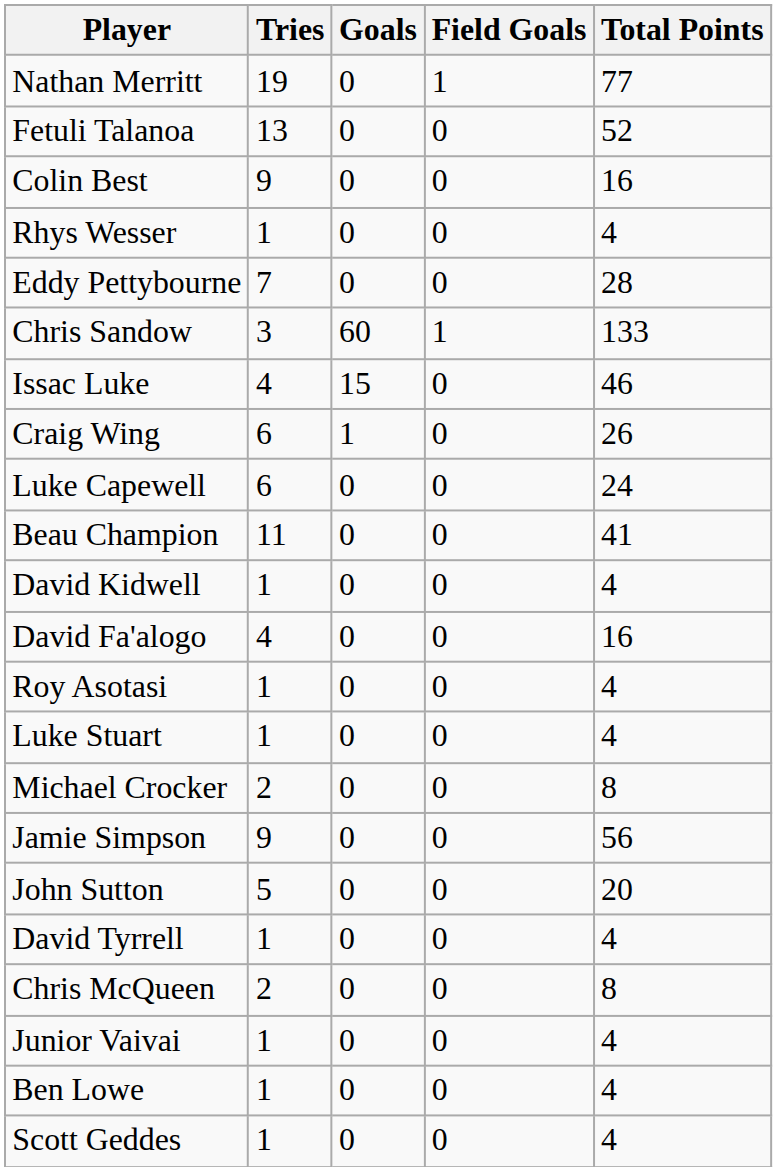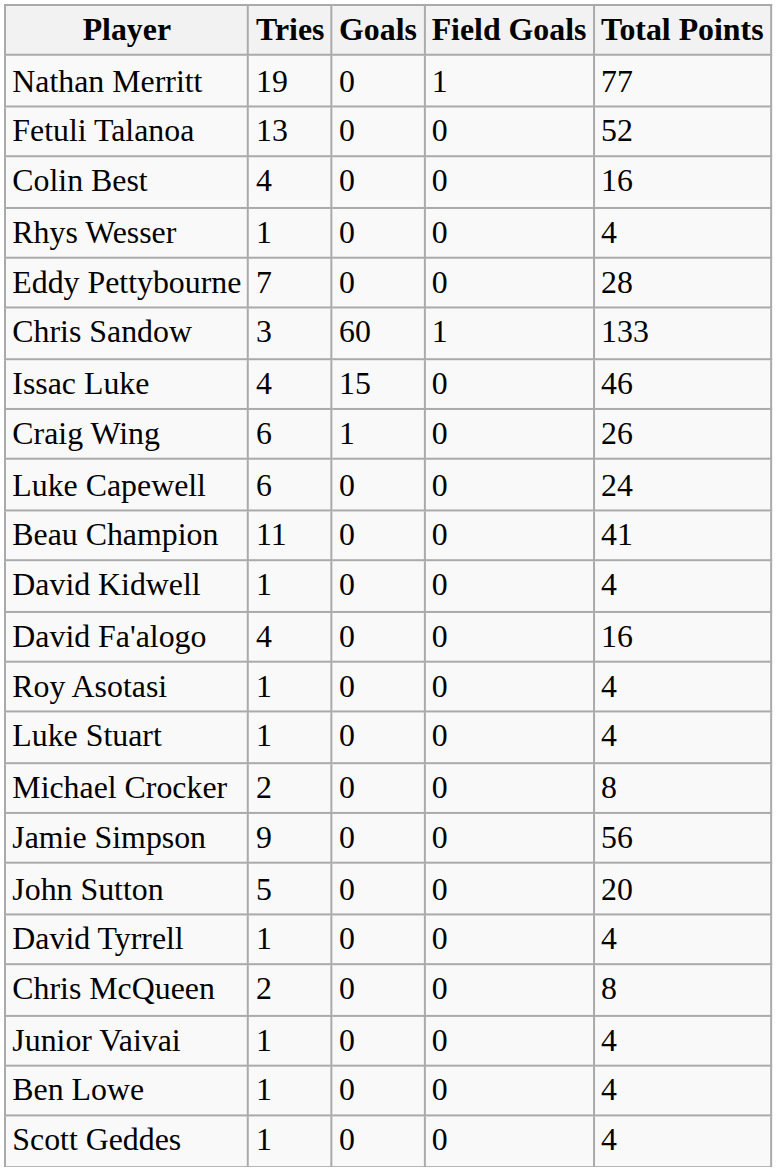(264, 181) 9 -> (264, 181) 4
